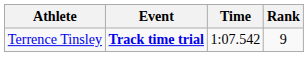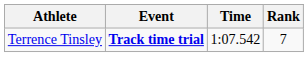(283, 39) 9 -> (283, 39) 7
